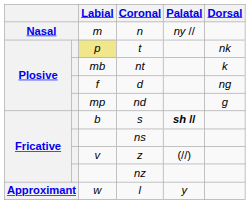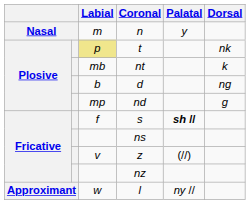(184, 31) ny // -> (184, 31) y
(97, 84) f -> (97, 84) b
(97, 119) b -> (97, 119) f
(184, 191) y -> (184, 191) ny //
